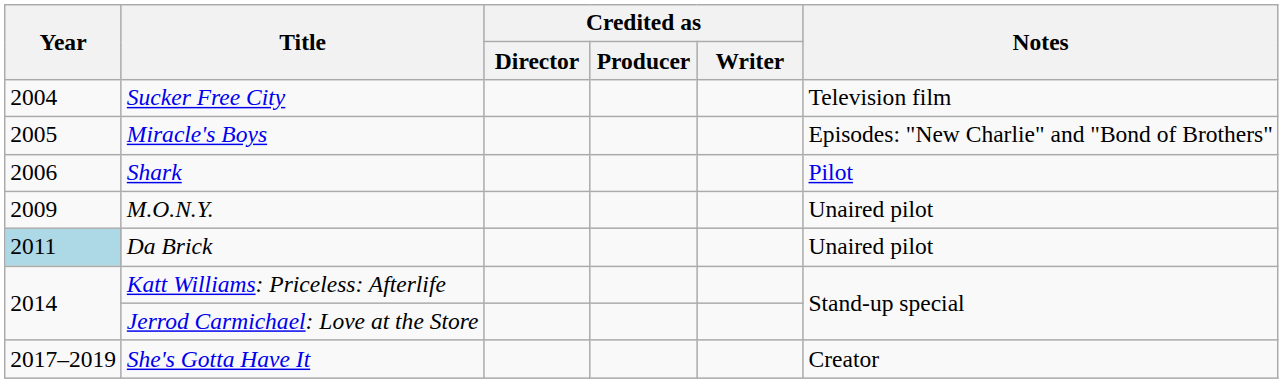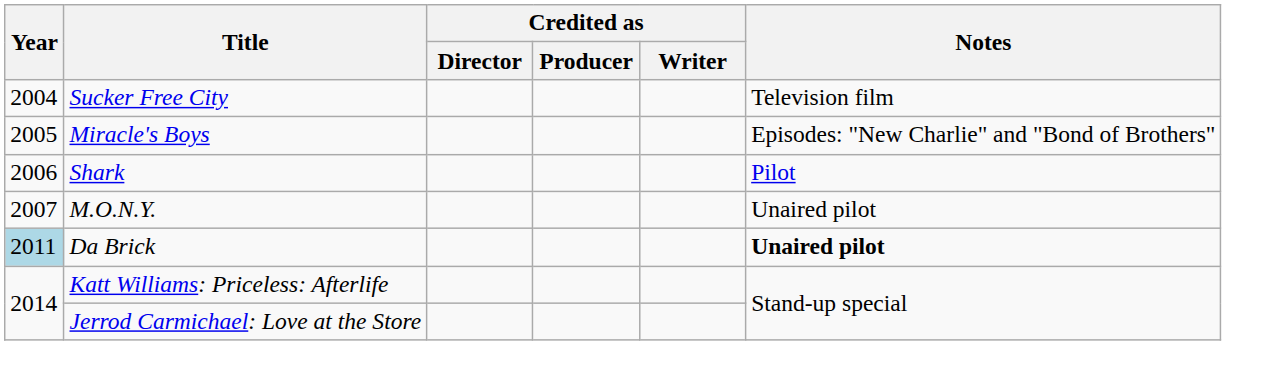(34, 209) 2009 -> (34, 209) 2007
(871, 246) normal -> (818, 246) bold
- row: (219, 358)
